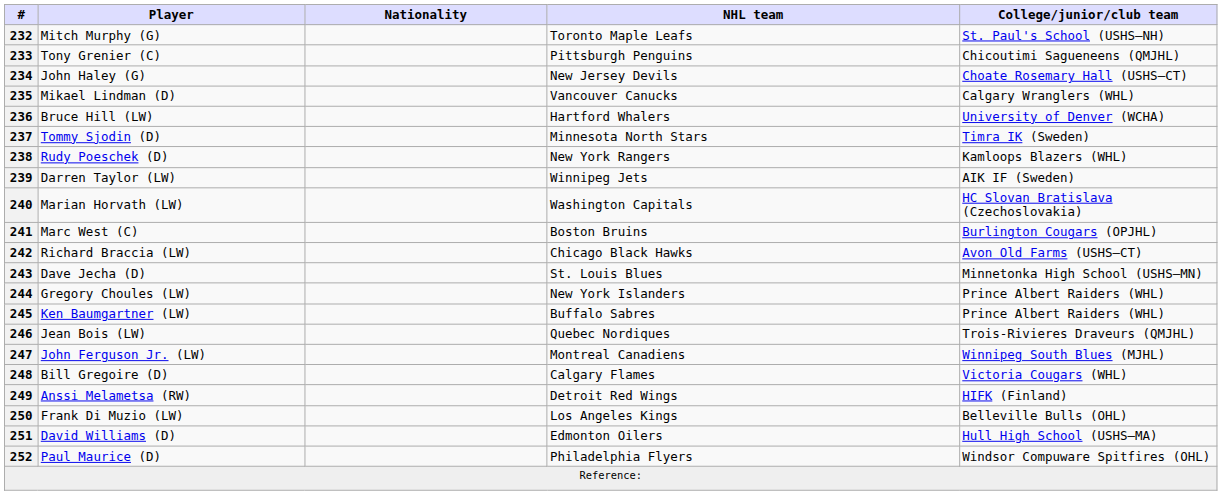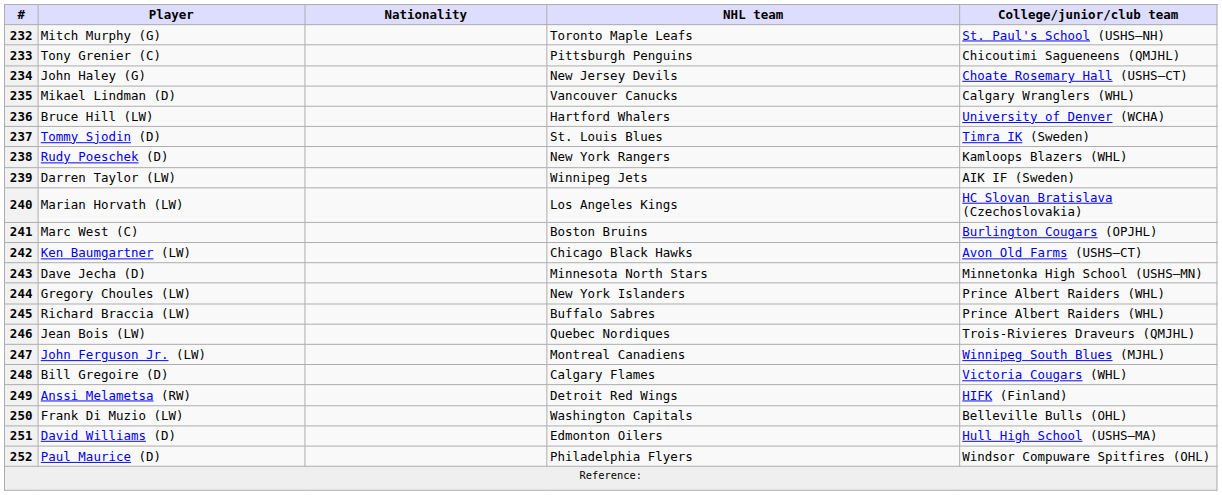(629, 137) Minnesota North Stars -> (606, 137) St. Louis Blues
(621, 205) Washington Capitals -> (614, 205) Los Angeles Kings
(116, 253) Richard Braccia (LW) -> (116, 253) Ken Baumgartner (LW)
(606, 273) St. Louis Blues -> (629, 273) Minnesota North Stars
(116, 314) Ken Baumgartner (LW) -> (116, 314) Richard Braccia (LW)
(614, 416) Los Angeles Kings -> (621, 416) Washington Capitals
